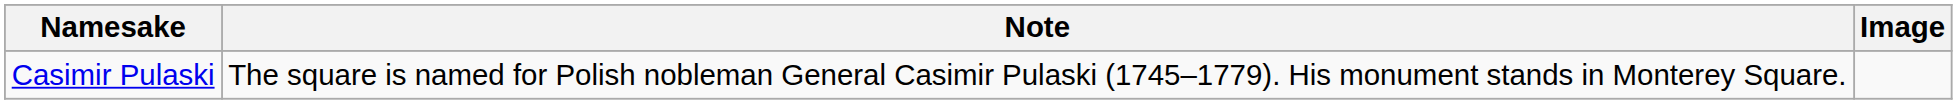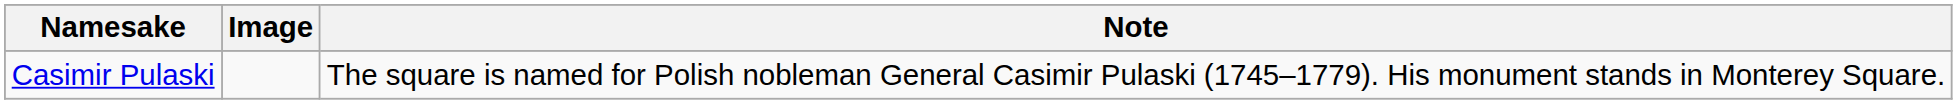columns swapped: (1903, 27) <-> (1037, 27)
